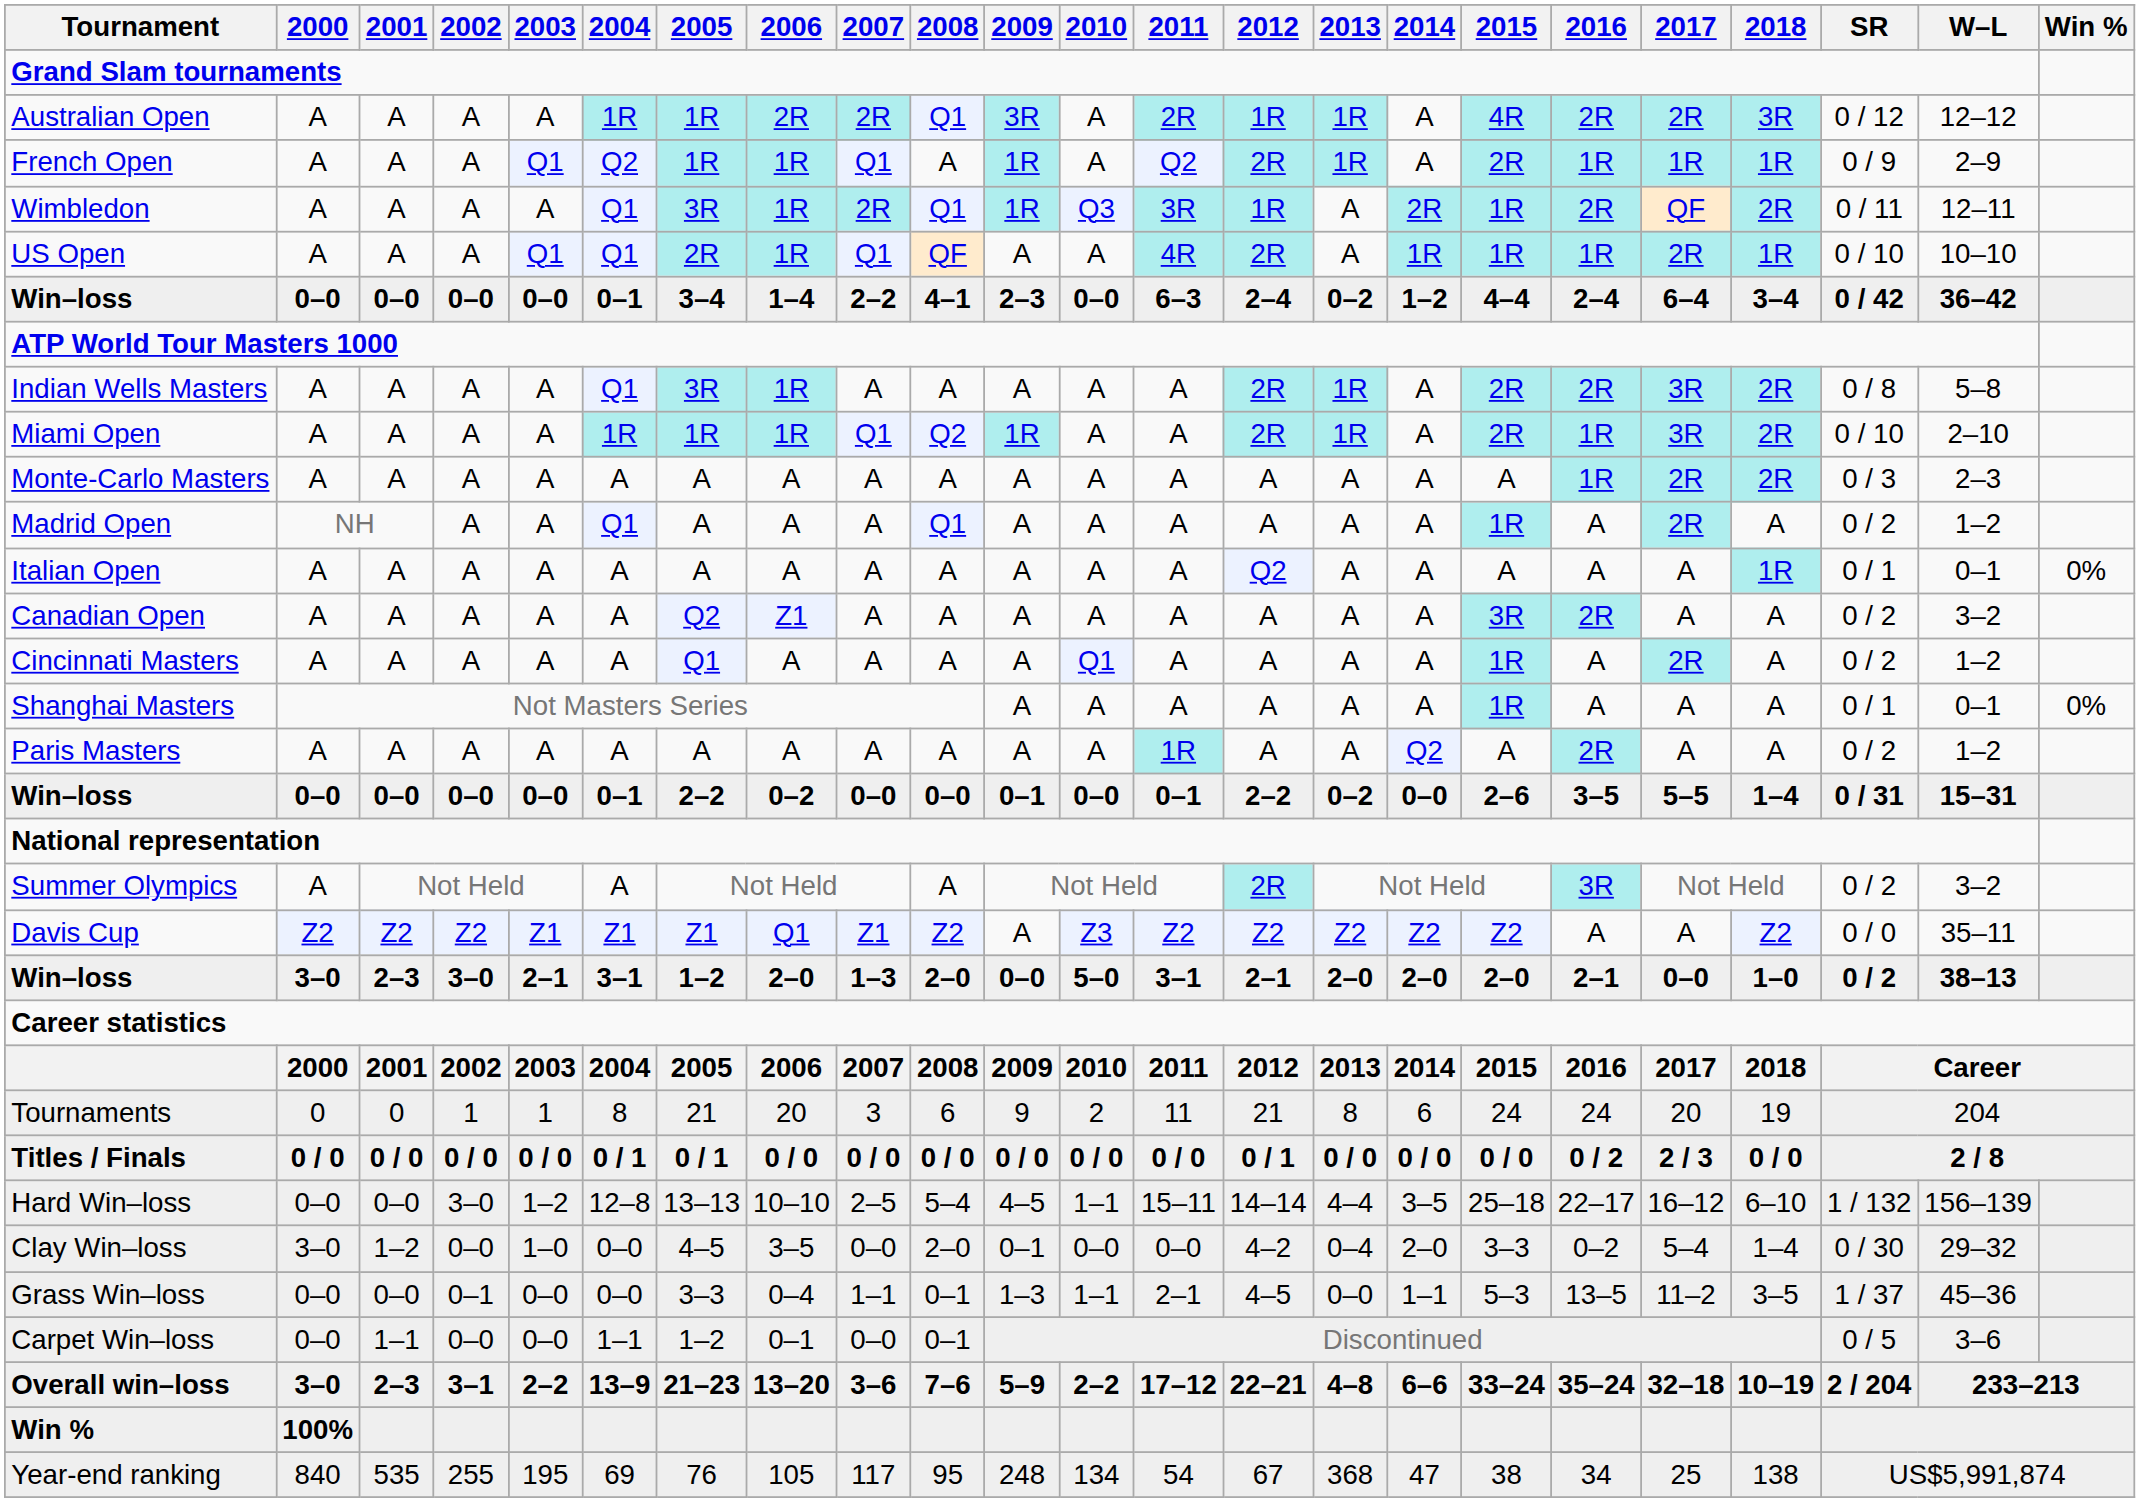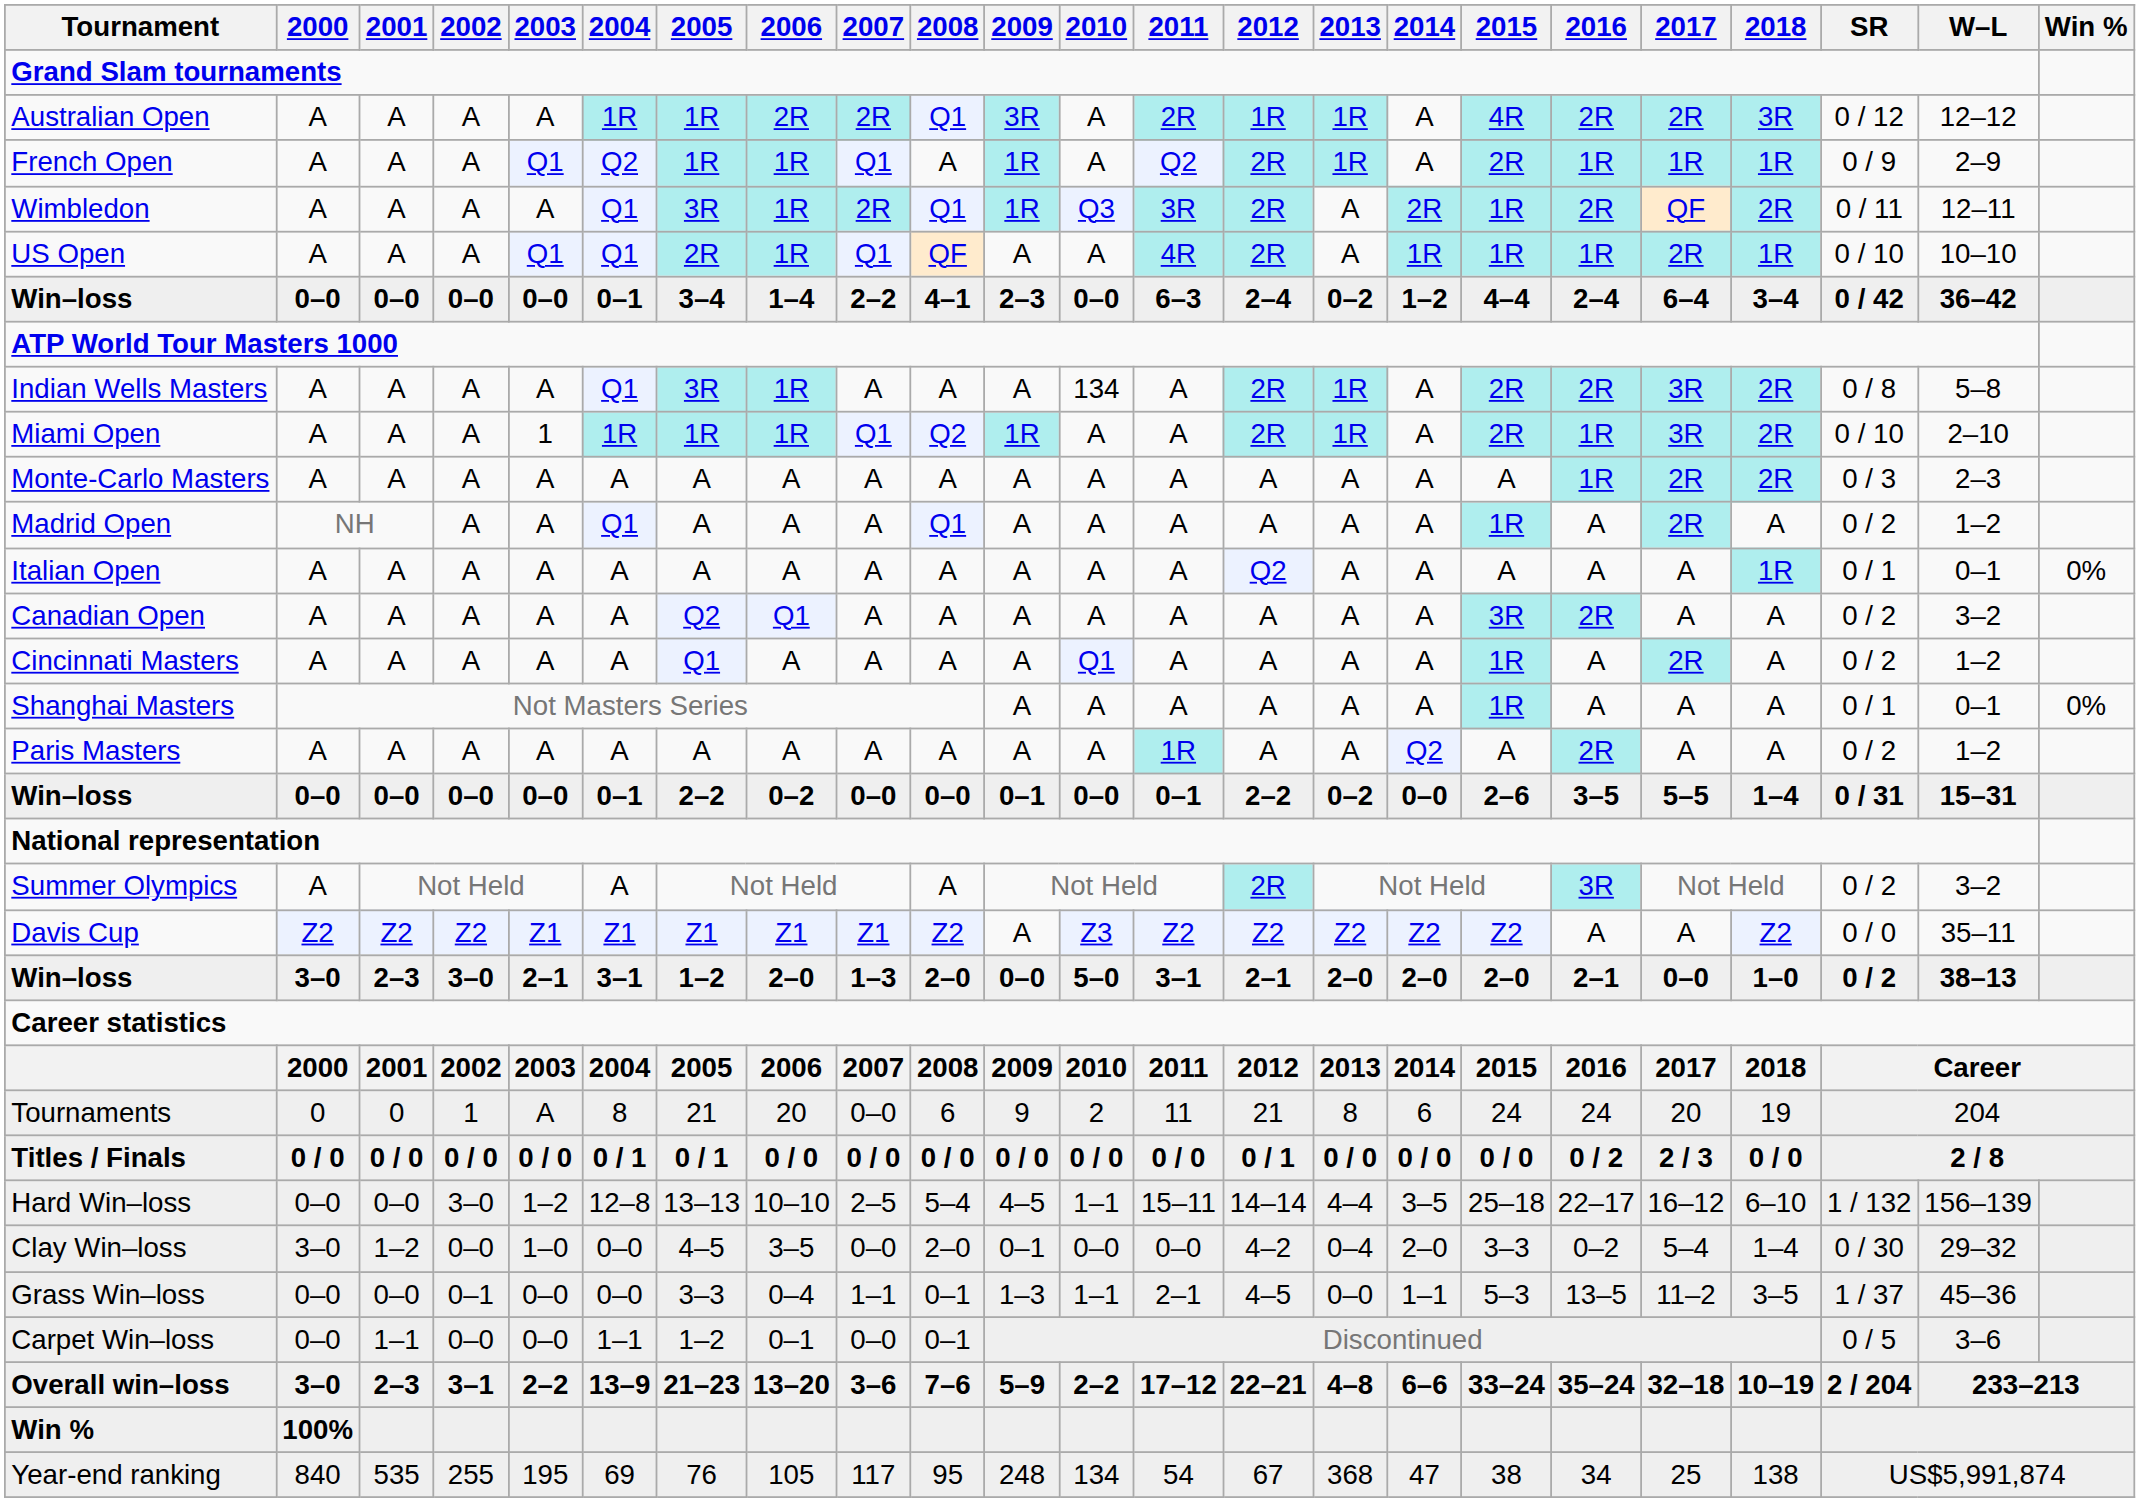(1268, 208) 1R -> (1268, 208) 2R
(1096, 389) A -> (1096, 389) 134
(545, 434) A -> (545, 434) 1
(791, 615) Z1 -> (791, 615) Q1
(791, 931) Q1 -> (791, 931) Z1
(545, 1112) 1 -> (545, 1112) A
(873, 1112) 3 -> (873, 1112) 0–0
